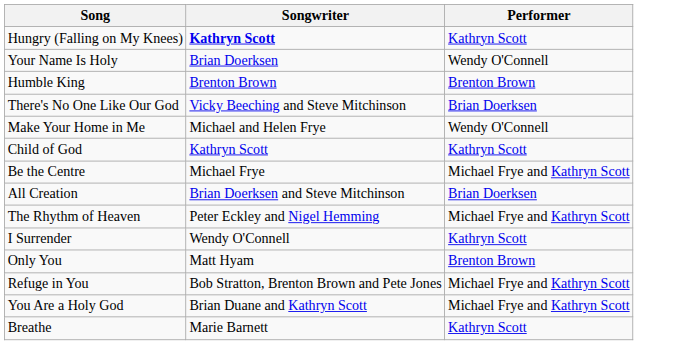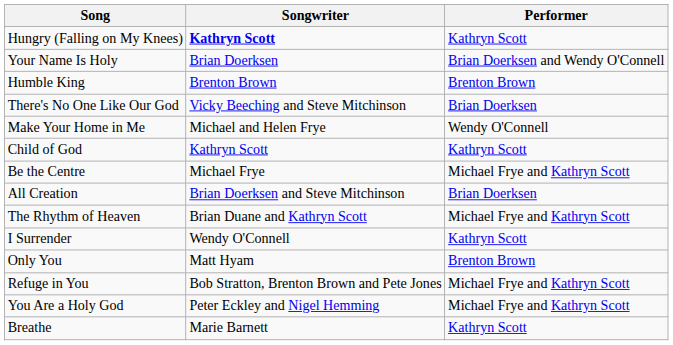(498, 60) Wendy O'Connell -> (556, 60) Brian Doerksen and Wendy O'Connell
(284, 216) Peter Eckley and Nigel Hemming -> (278, 216) Brian Duane and Kathryn Scott
(278, 305) Brian Duane and Kathryn Scott -> (284, 305) Peter Eckley and Nigel Hemming
